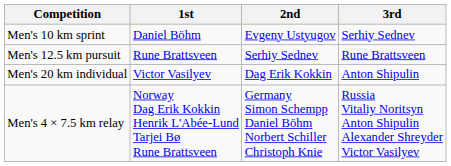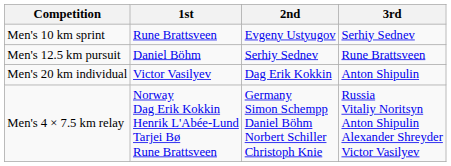(167, 34) Daniel Böhm -> (175, 34) Rune Brattsveen
(175, 54) Rune Brattsveen -> (167, 54) Daniel Böhm
